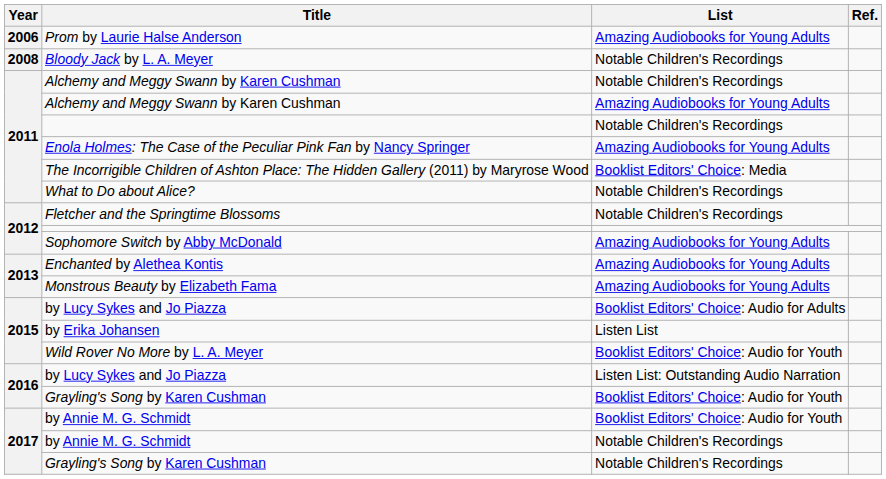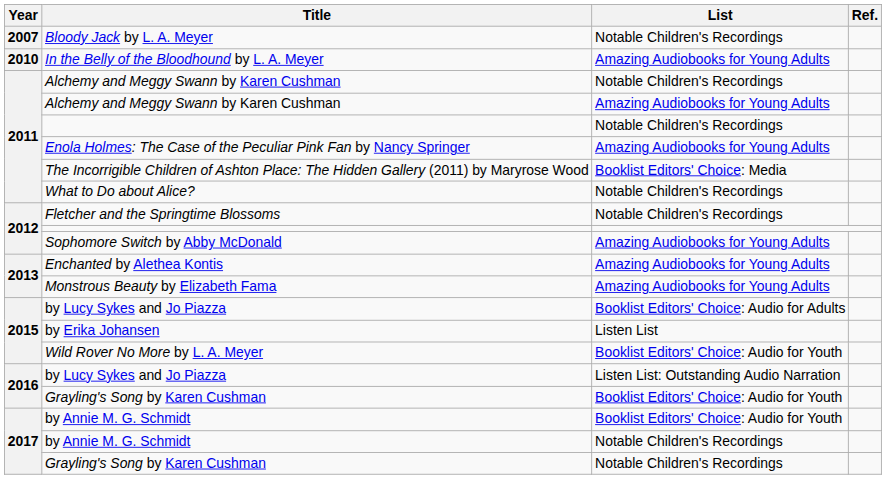- row: (143, 37)
(23, 59) 2008 -> (23, 37) 2007
+ row: (184, 59)
